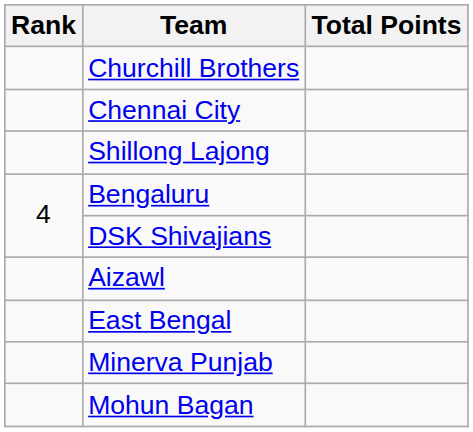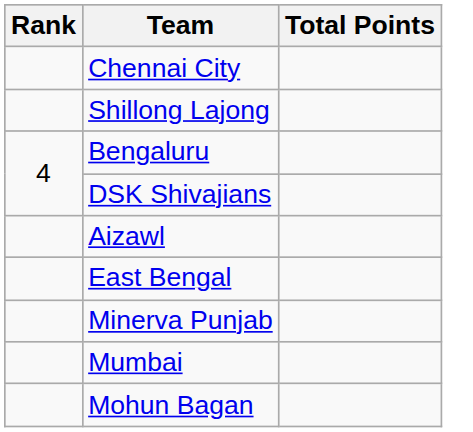- row: (194, 67)
+ row: (135, 362)
